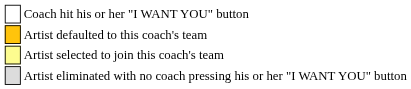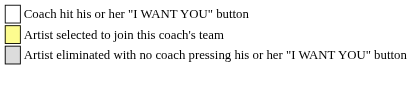- row: (115, 34)
